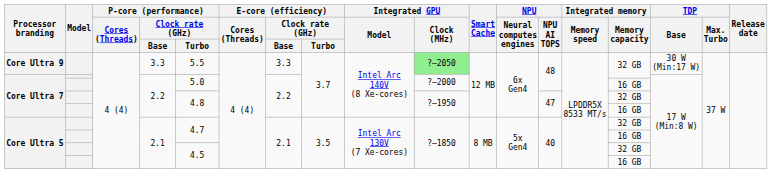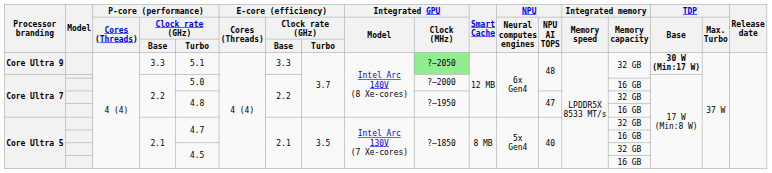(197, 63) 5.5 -> (197, 63) 5.1
(676, 63) normal -> (676, 63) bold
